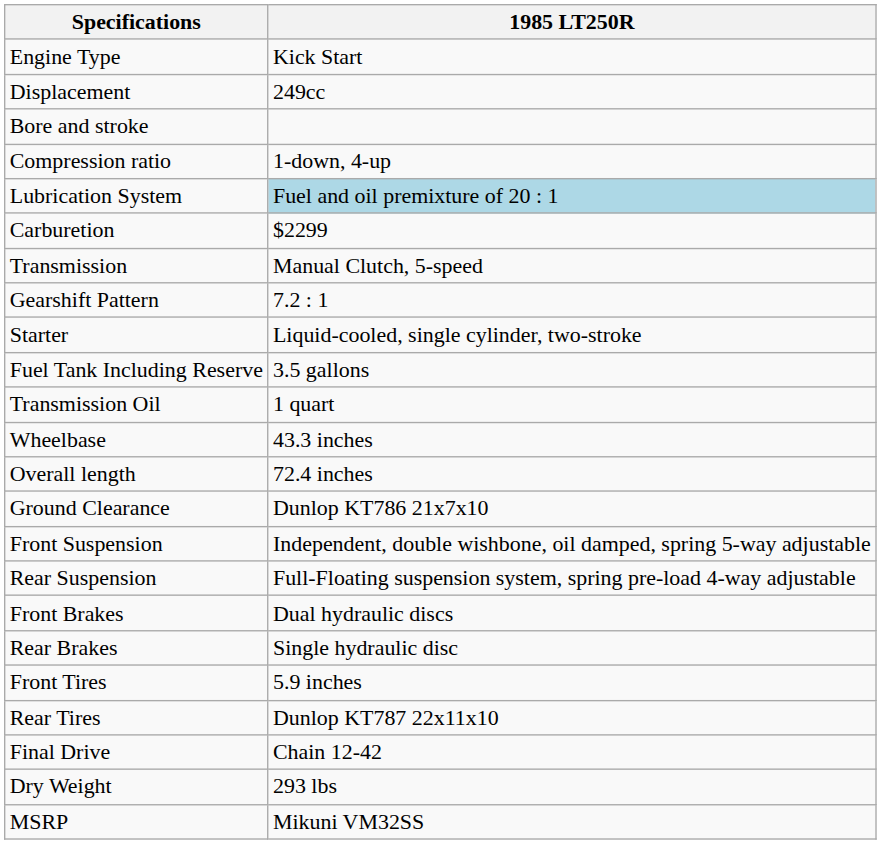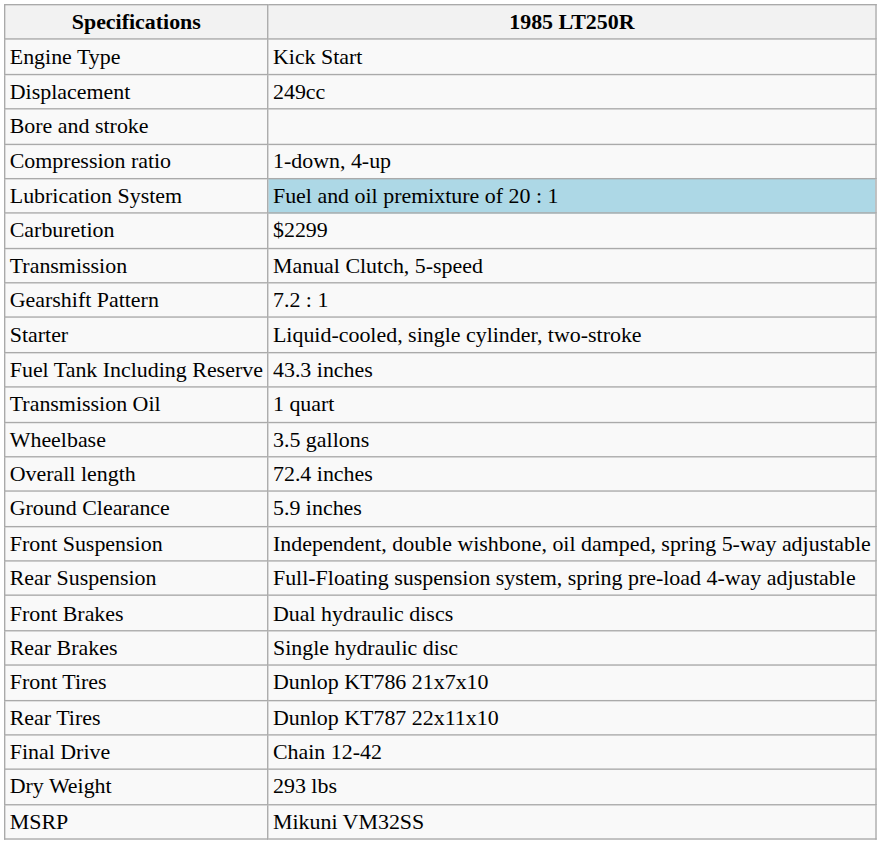(321, 369) 3.5 gallons -> (323, 369) 43.3 inches
(323, 439) 43.3 inches -> (321, 439) 3.5 gallons
(381, 508) Dunlop KT786 21x7x10 -> (317, 508) 5.9 inches
(317, 682) 5.9 inches -> (381, 682) Dunlop KT786 21x7x10
